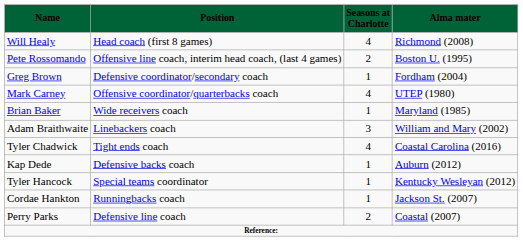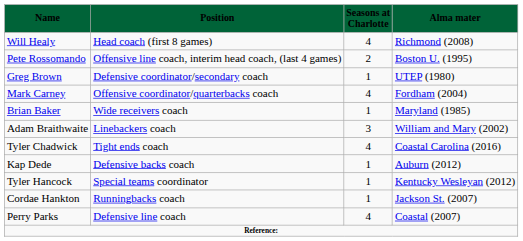(431, 76) Fordham (2004) -> (425, 76) UTEP (1980)
(425, 93) UTEP (1980) -> (431, 93) Fordham (2004)
(368, 216) 2 -> (368, 216) 4
